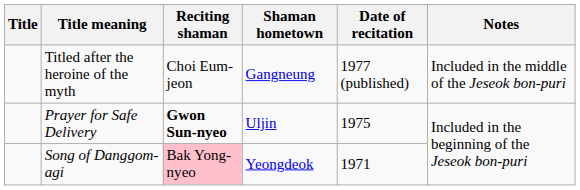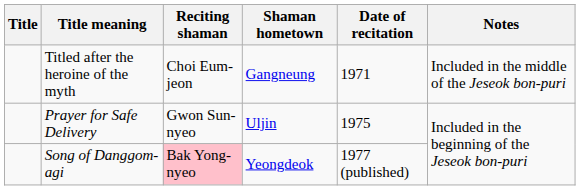(375, 74) 1977 (published) -> (356, 74) 1971
(197, 123) bold -> (201, 123) normal
(356, 164) 1971 -> (375, 164) 1977 (published)
